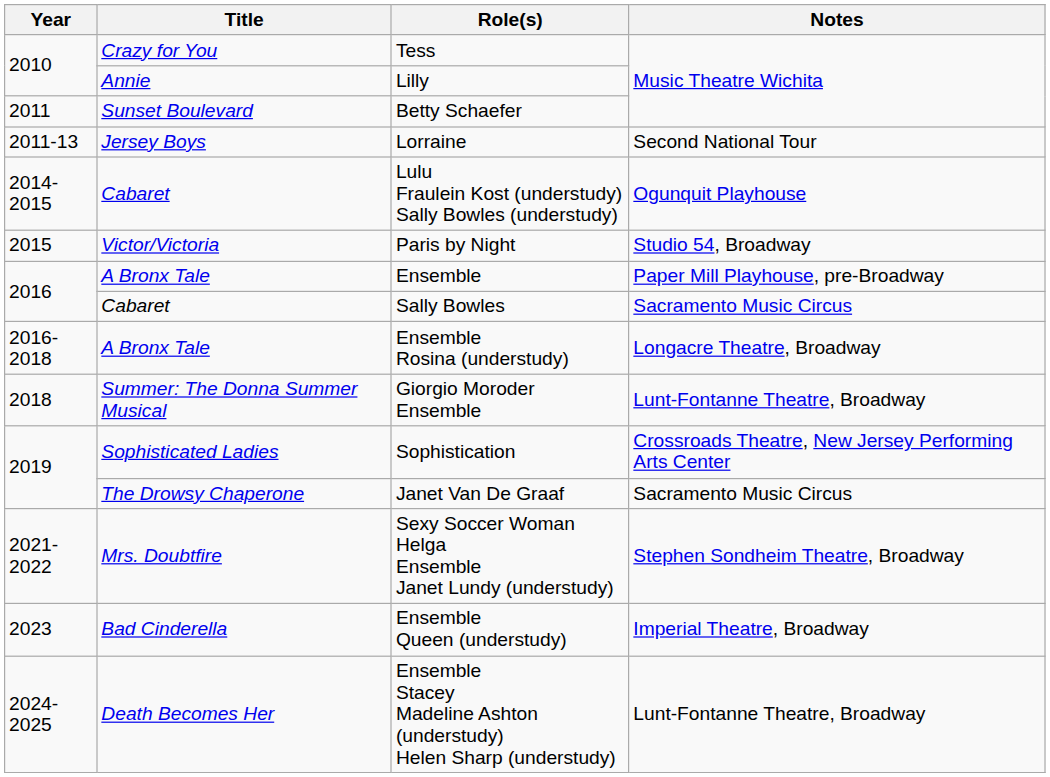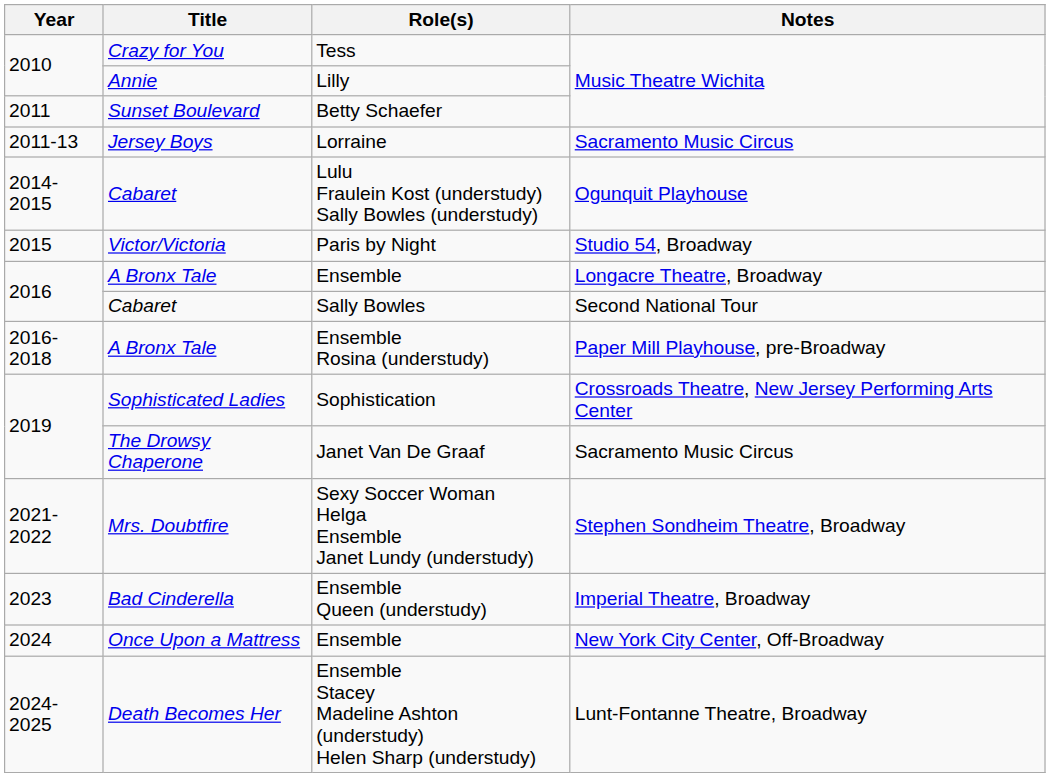(725, 141) Second National Tour -> (684, 141) Sacramento Music Circus
(789, 276) Paper Mill Playhouse, pre-Broadway -> (698, 276) Longacre Theatre, Broadway
(743, 306) Sacramento Music Circus -> (666, 306) Second National Tour
(757, 347) Longacre Theatre, Broadway -> (730, 347) Paper Mill Playhouse, pre-Broadway
- row: (229, 399)
+ row: (204, 640)
